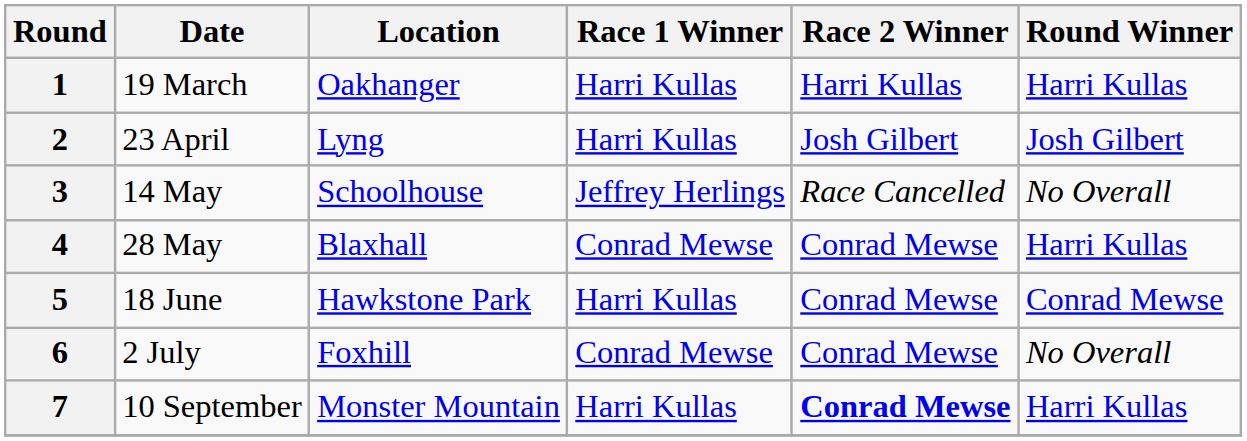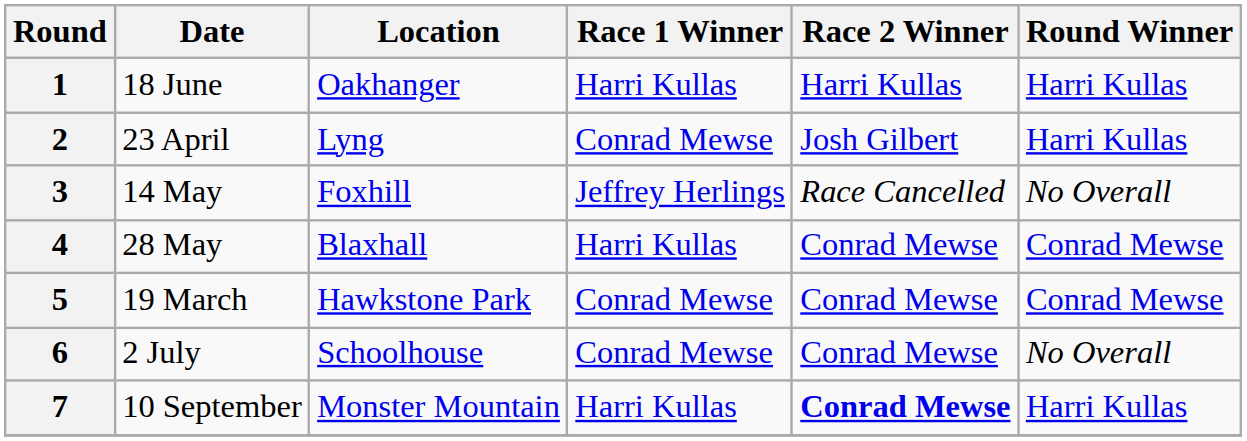(185, 84) 19 March -> (172, 84) 18 June
(656, 138) Harri Kullas -> (674, 138) Conrad Mewse
(1105, 138) Josh Gilbert -> (1107, 138) Harri Kullas
(400, 191) Schoolhouse -> (364, 191) Foxhill
(674, 245) Conrad Mewse -> (656, 245) Harri Kullas
(1107, 245) Harri Kullas -> (1125, 245) Conrad Mewse
(172, 299) 18 June -> (185, 299) 19 March
(656, 299) Harri Kullas -> (674, 299) Conrad Mewse
(364, 352) Foxhill -> (400, 352) Schoolhouse
